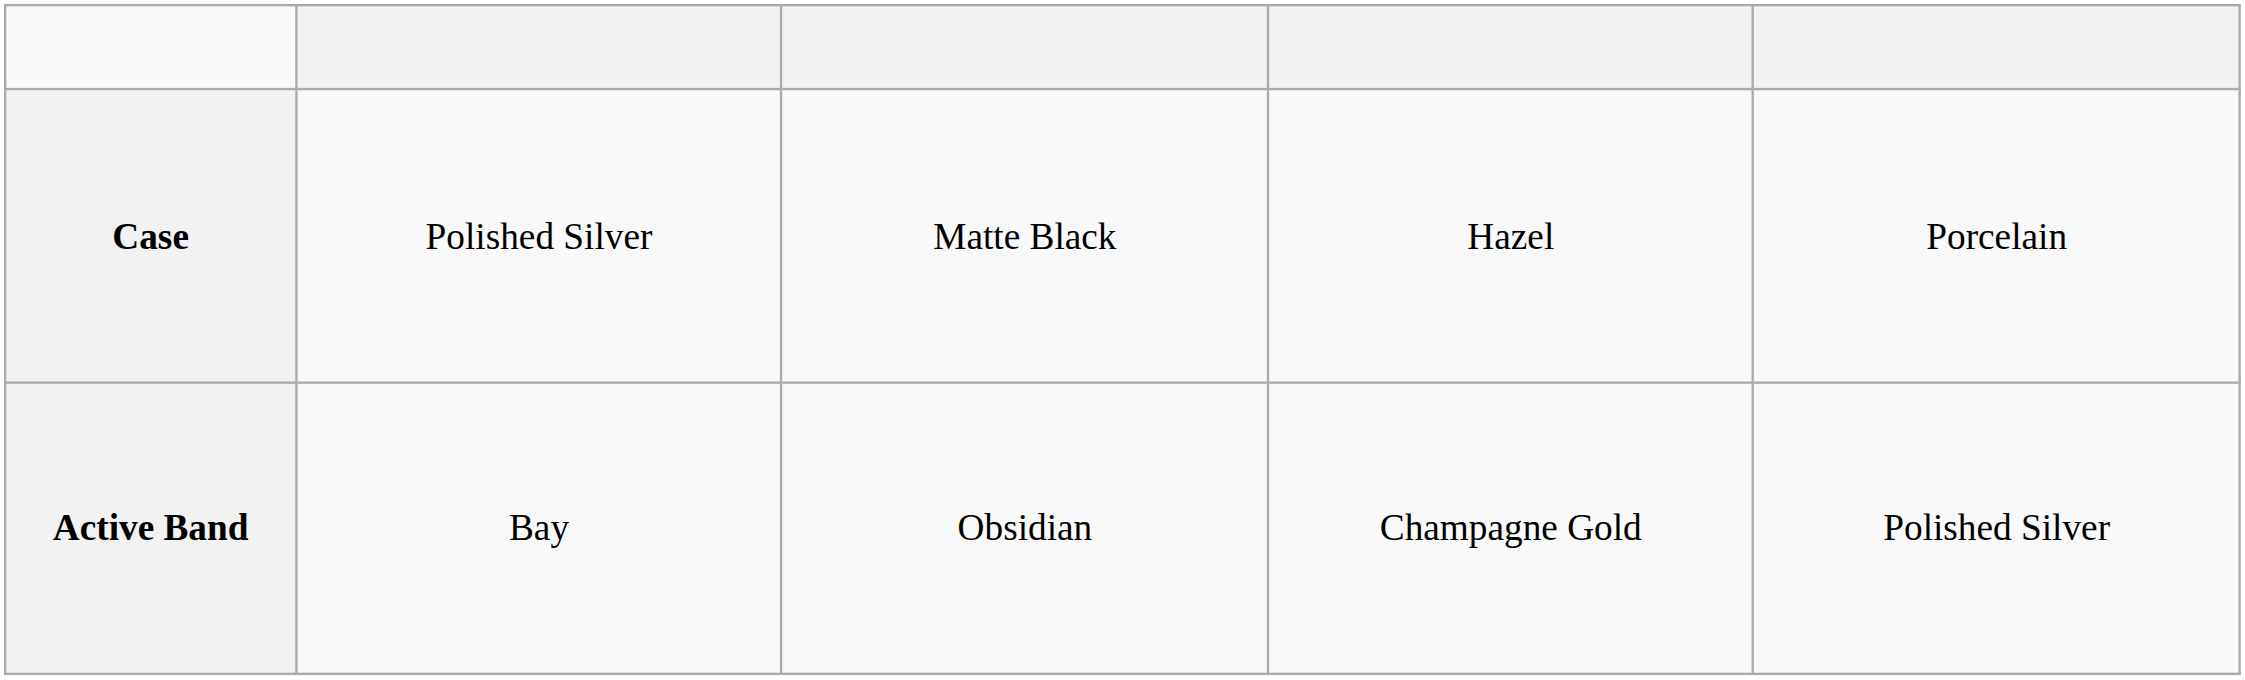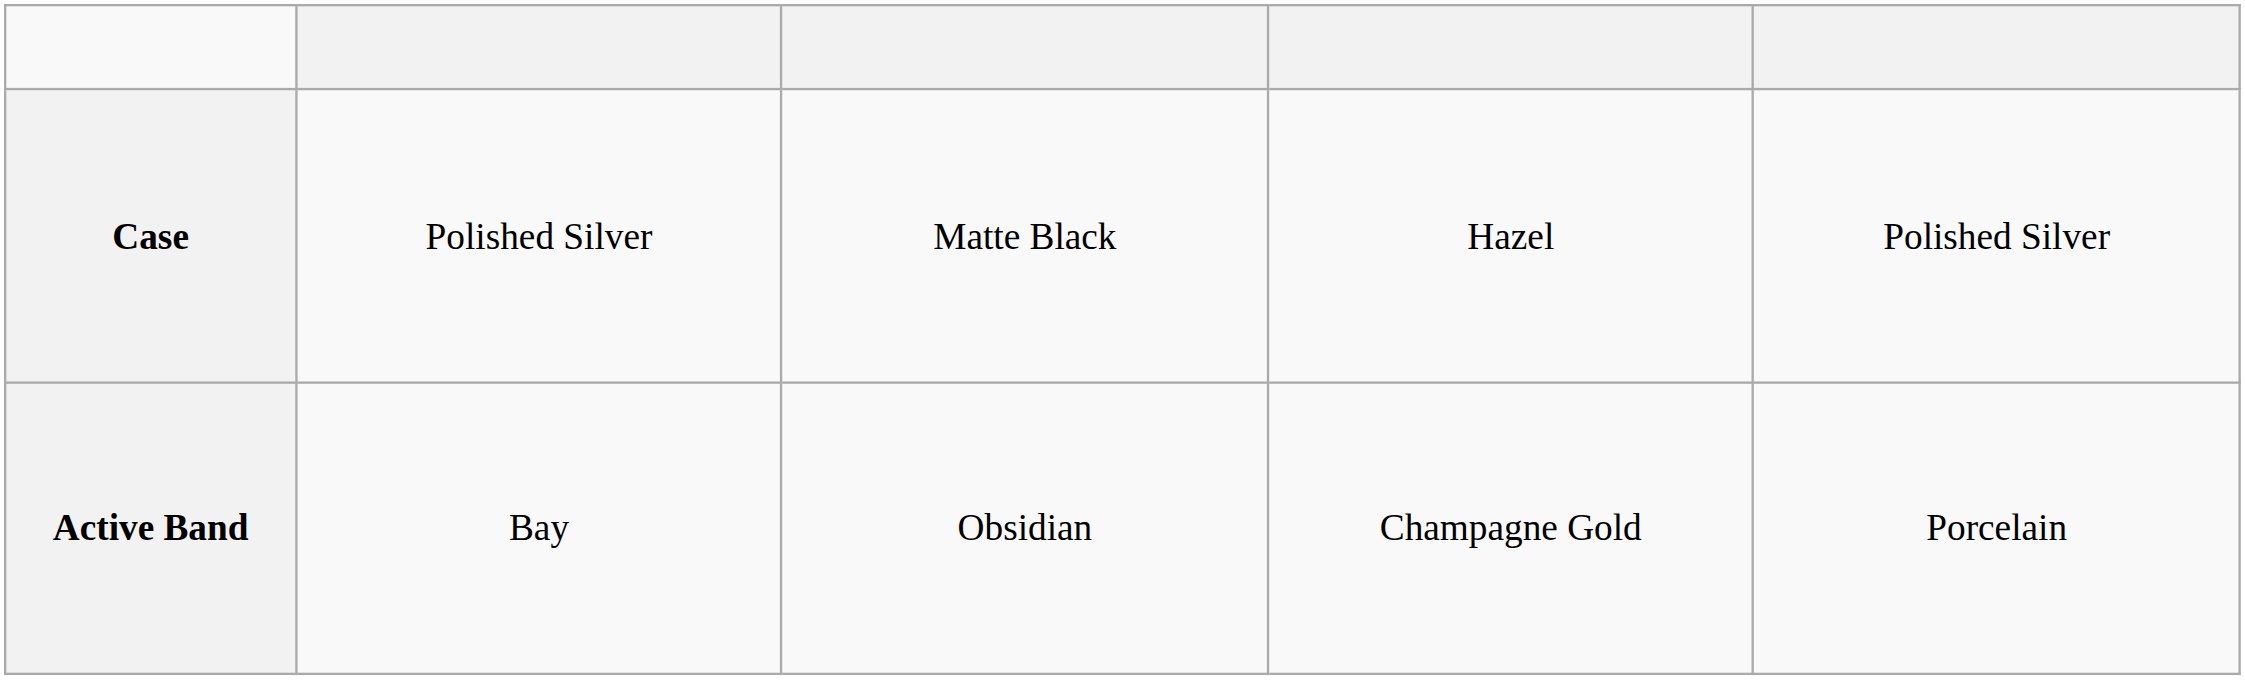(1997, 235) Porcelain -> (1997, 235) Polished Silver
(1997, 527) Polished Silver -> (1997, 527) Porcelain
